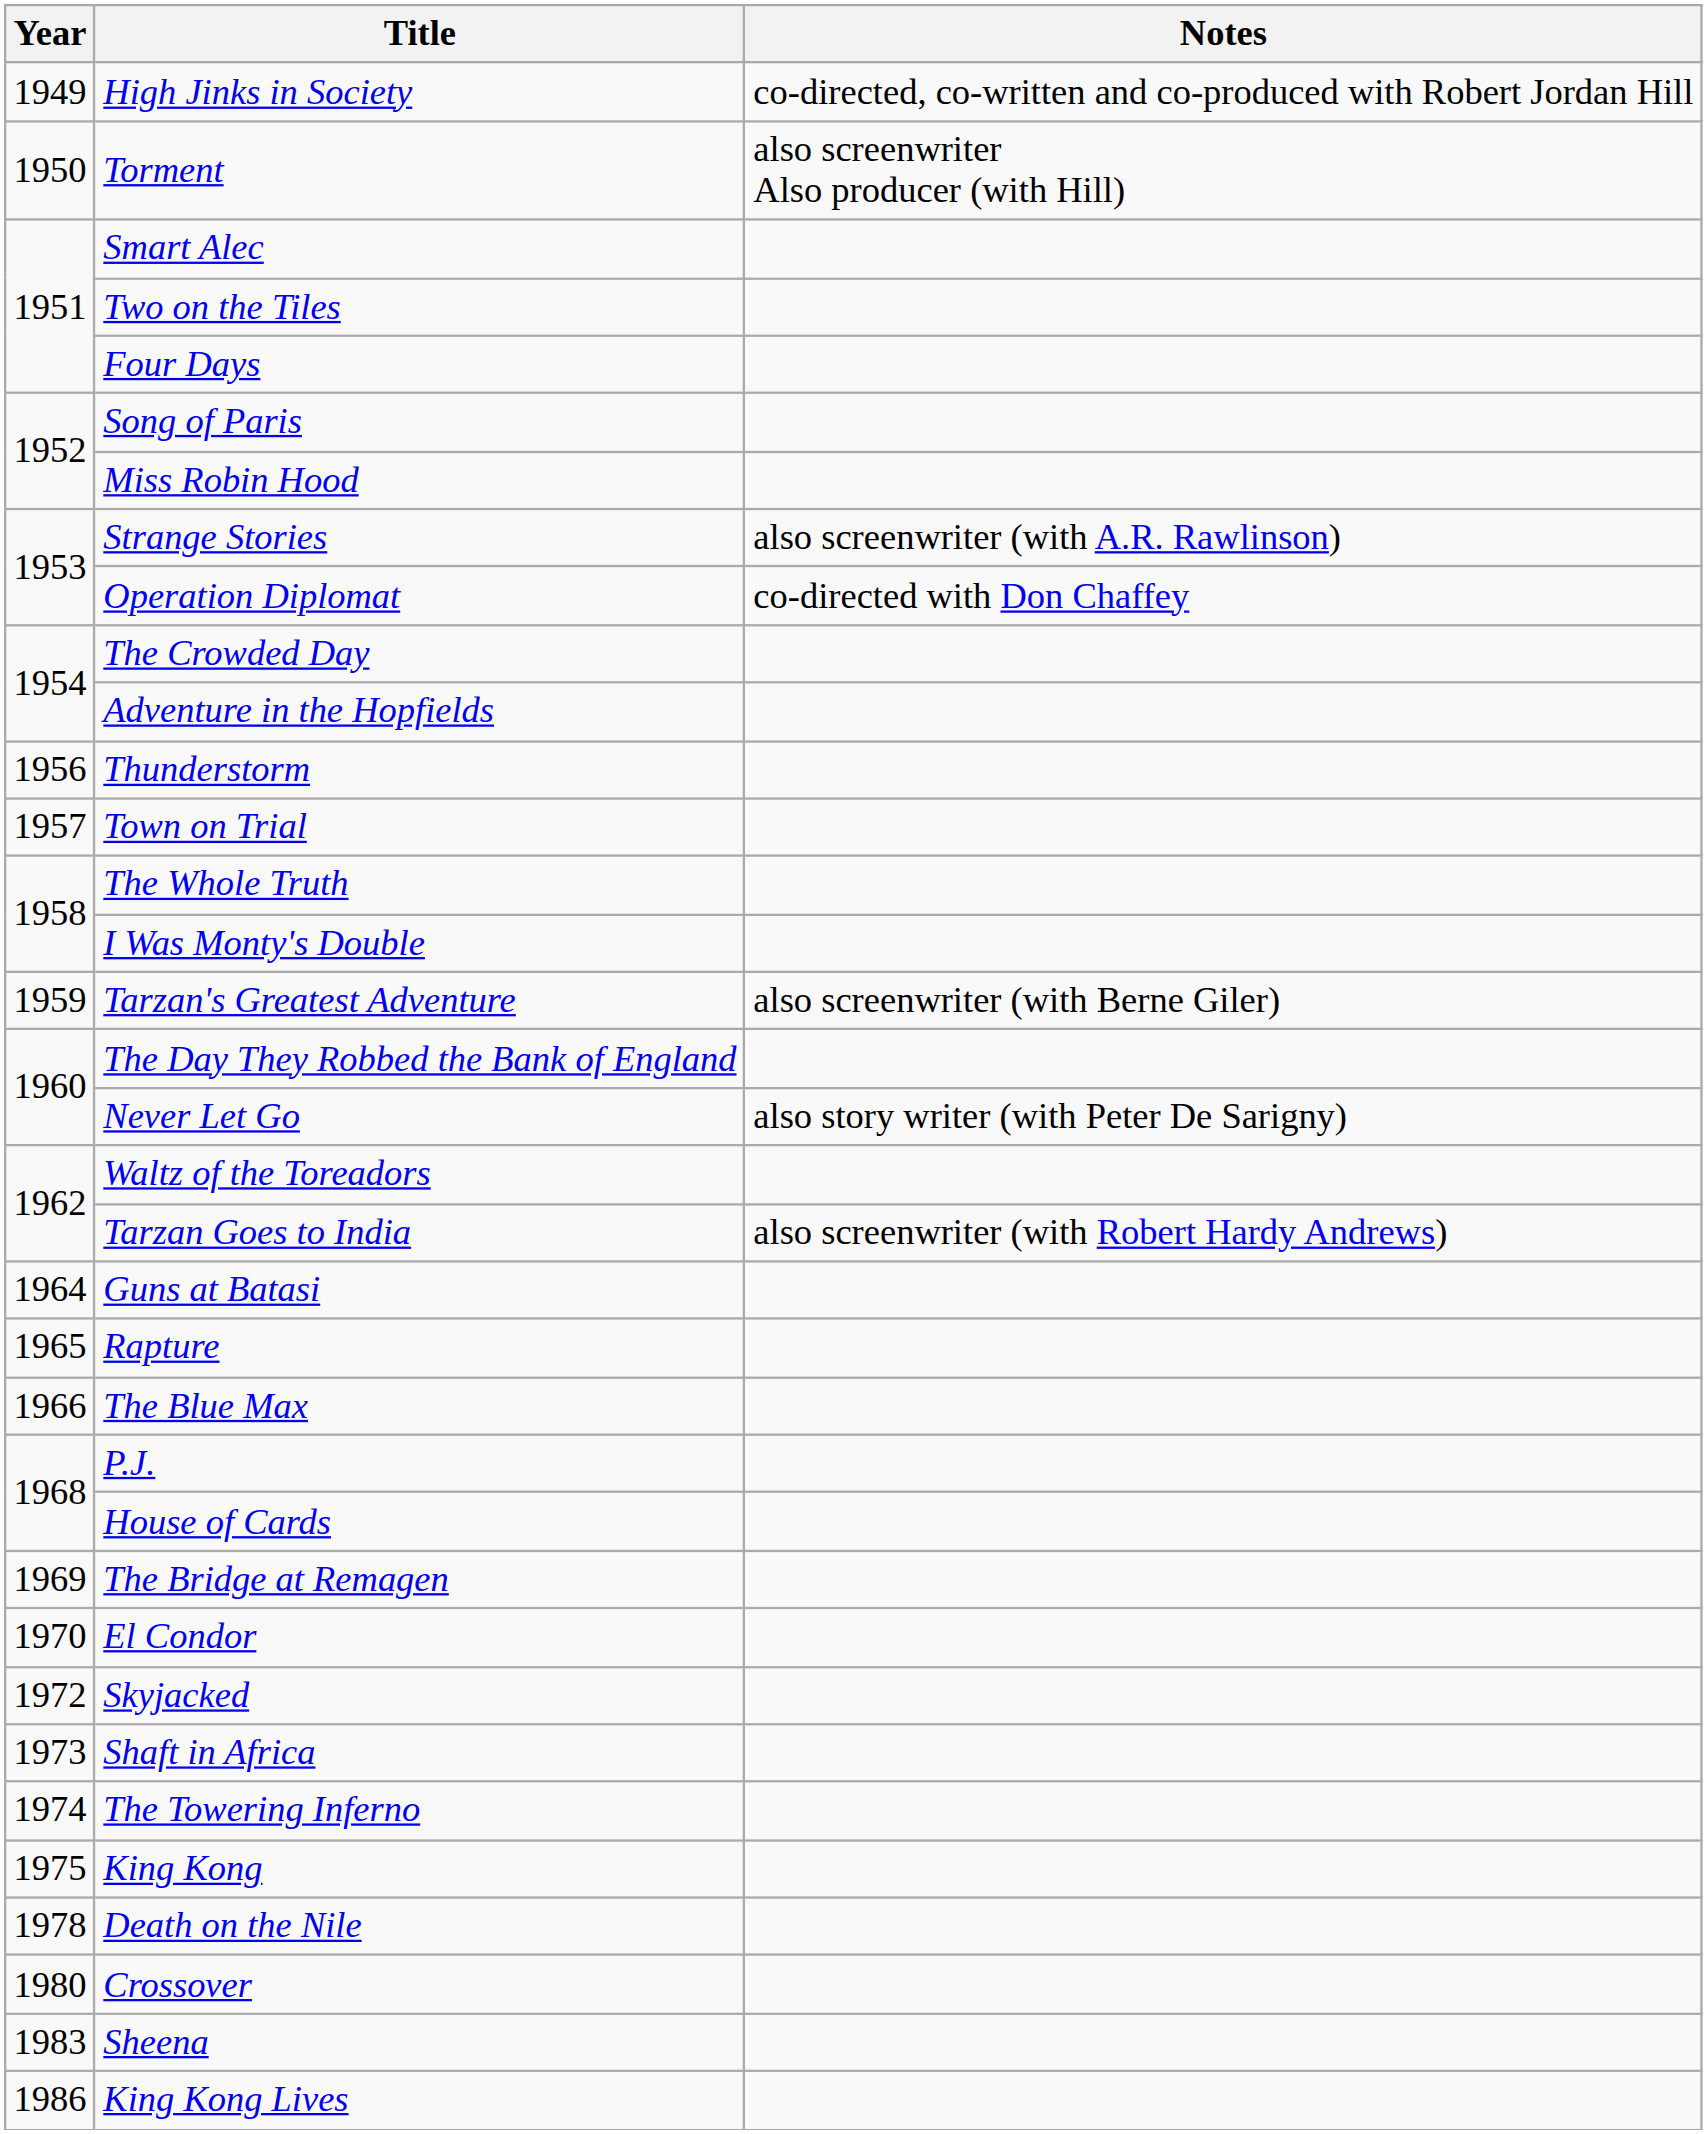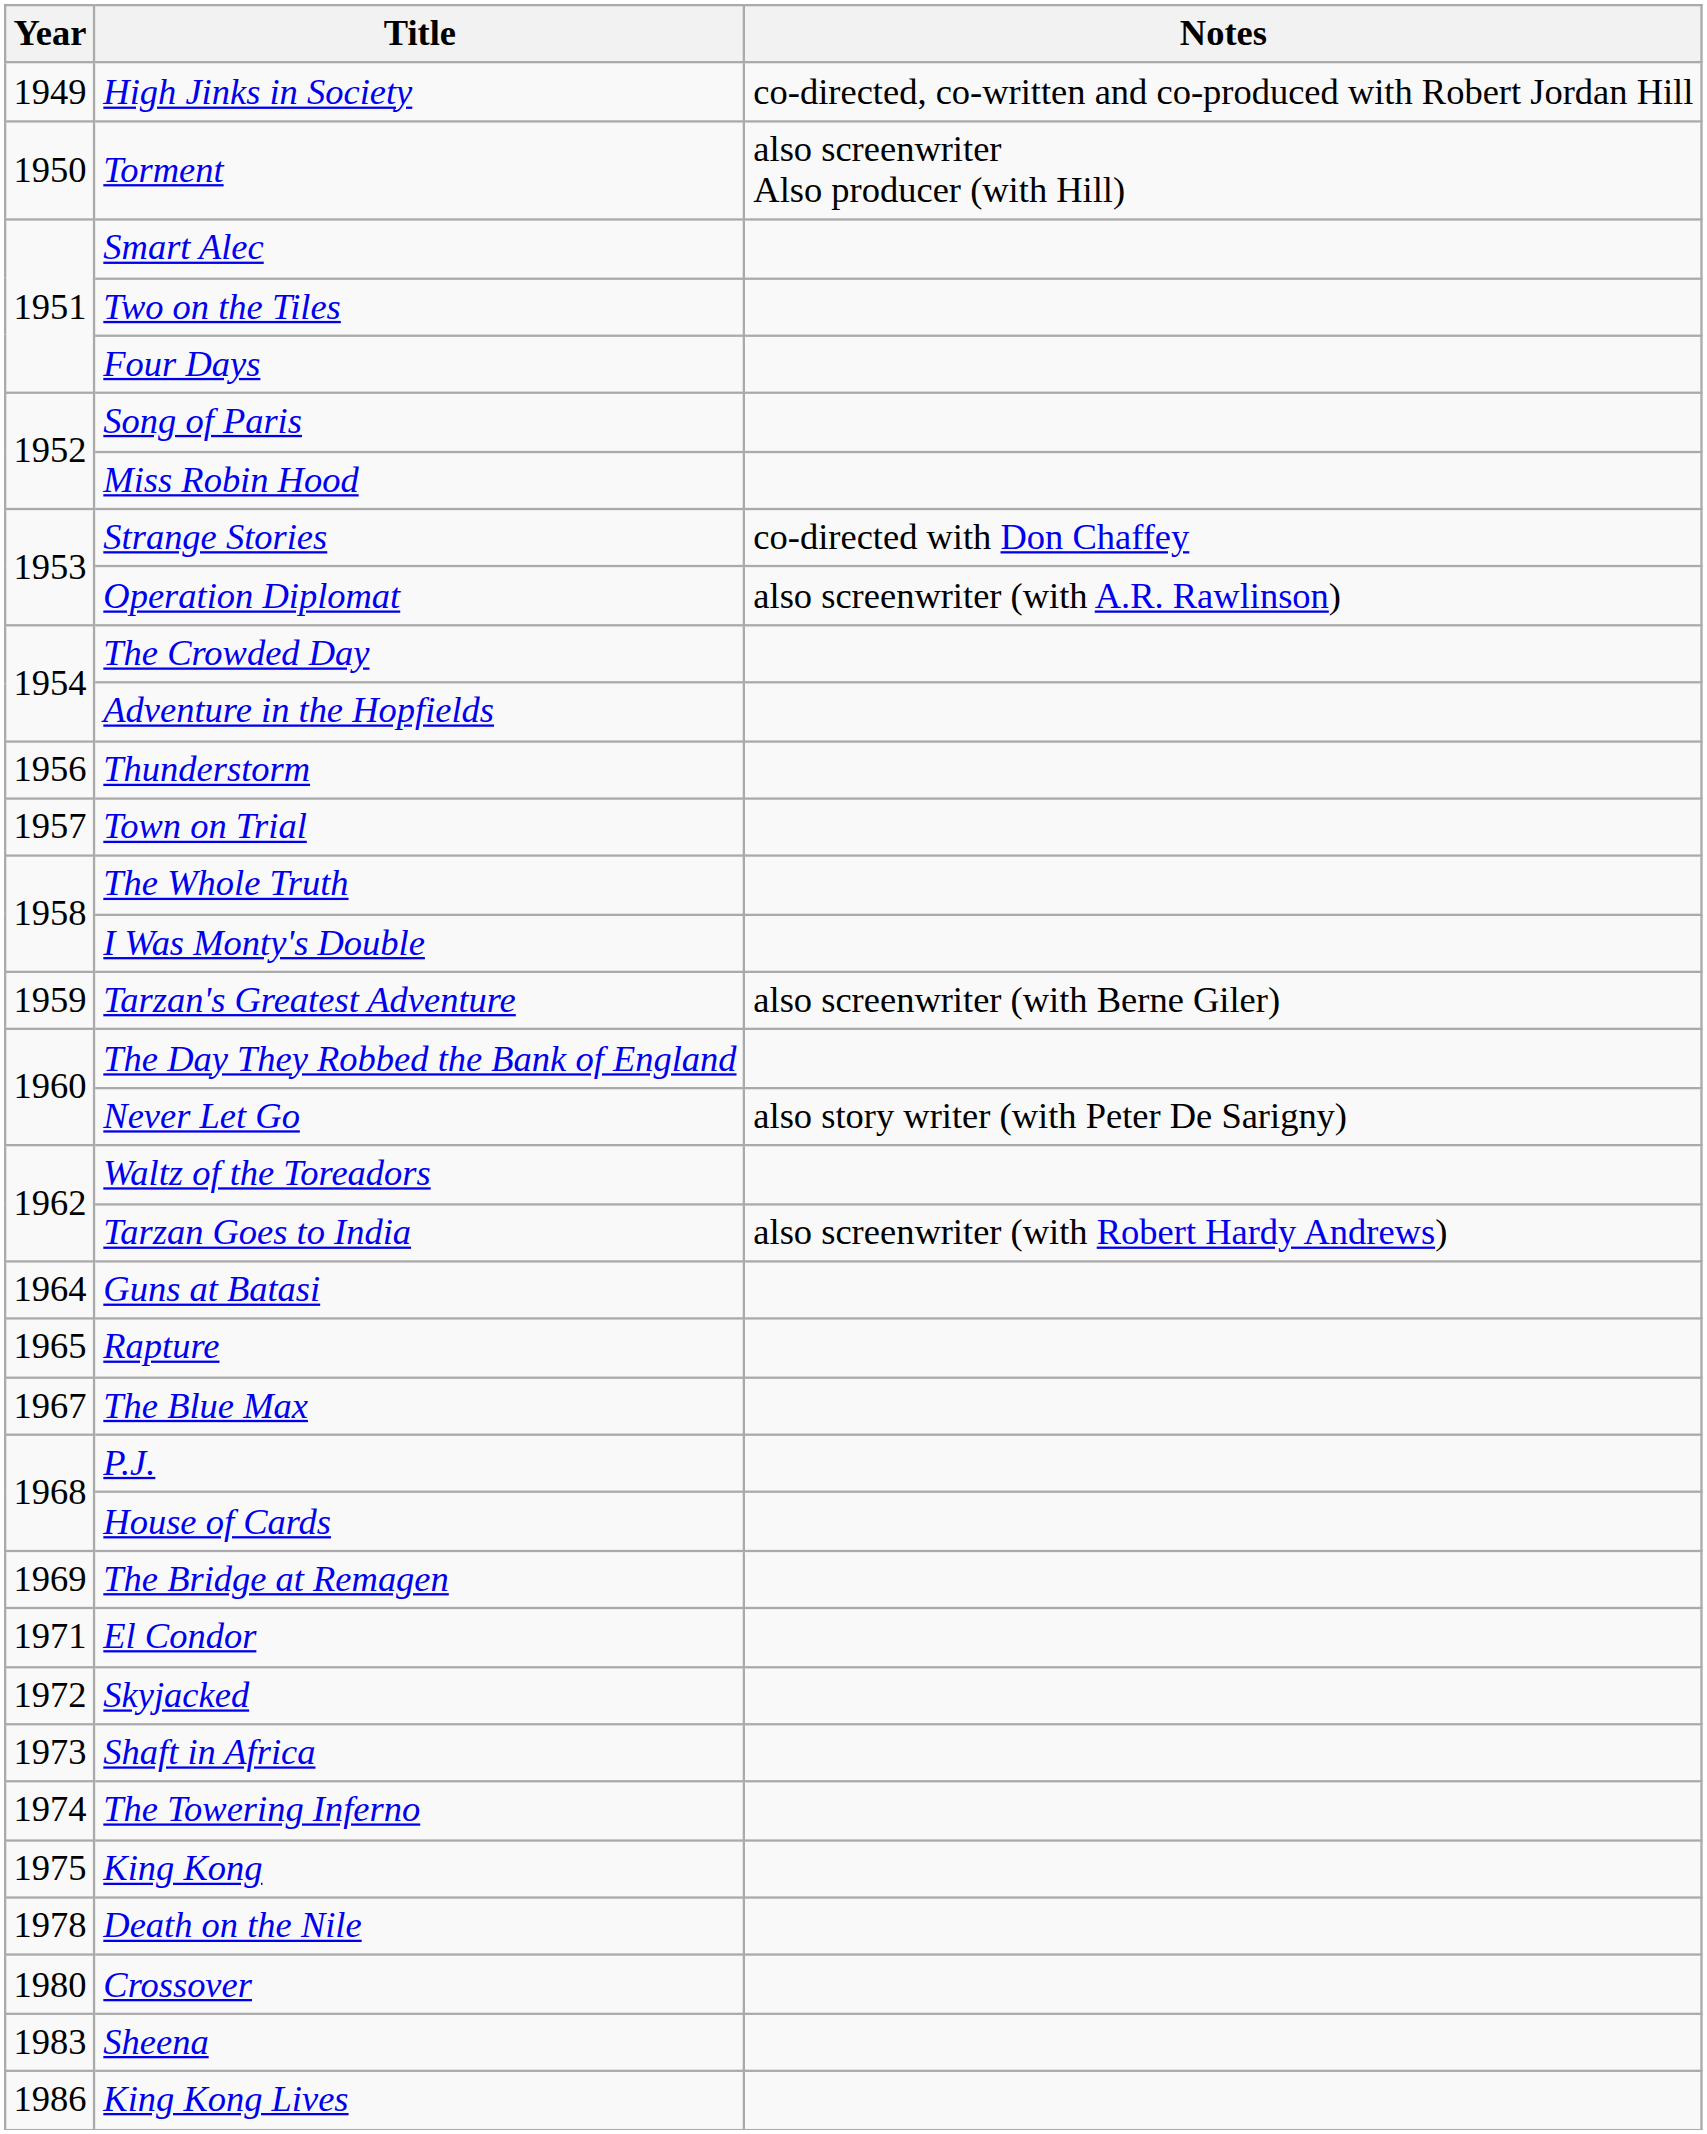(1047, 537) also screenwriter (with A.R. Rawlinson) -> (971, 537) co-directed with Don Chaffey
(971, 595) co-directed with Don Chaffey -> (1047, 595) also screenwriter (with A.R. Rawlinson)
(50, 1405) 1966 -> (50, 1405) 1967
(50, 1636) 1970 -> (50, 1636) 1971
